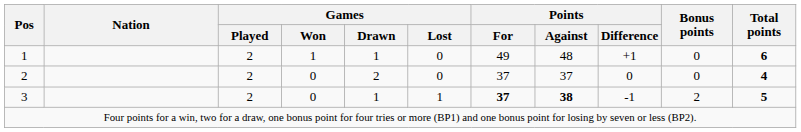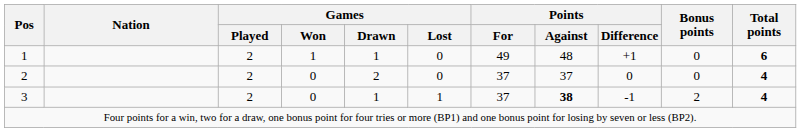(503, 96) bold -> (503, 96) normal
(764, 96) 5 -> (764, 96) 4
